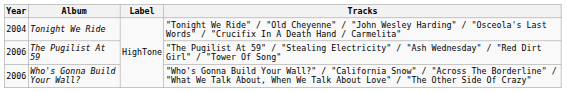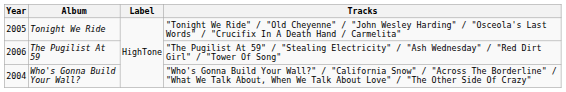(16, 29) 2004 -> (16, 29) 2005
(16, 76) 2006 -> (16, 76) 2004
